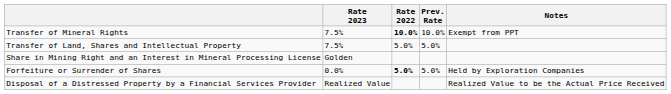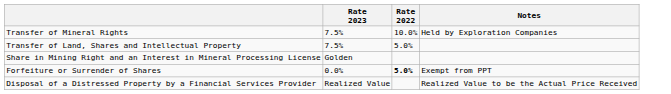- column: (433, 15)
(406, 32) bold -> (406, 32) normal
(484, 32) Exempt from PPT -> (489, 32) Held by Exploration Companies
(516, 71) Held by Exploration Companies -> (456, 71) Exempt from PPT
